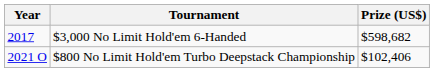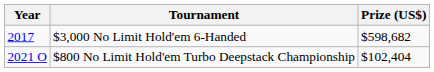(386, 57) $102,406 -> (386, 57) $102,404
